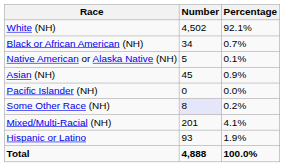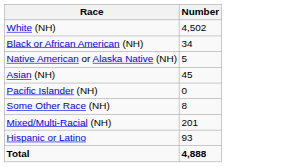- column: (250, 12)
(184, 106) lavender background -> (184, 106) no background
